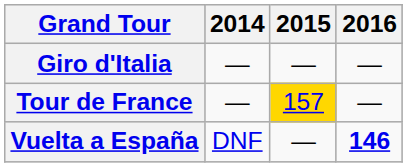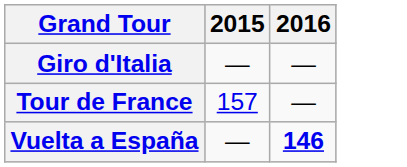- column: (237, 24)
(303, 102) gold background -> (237, 102) no background
